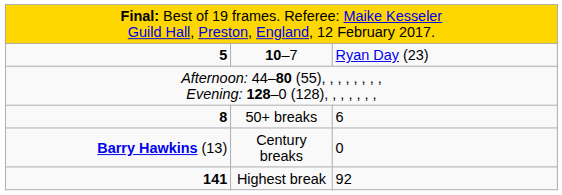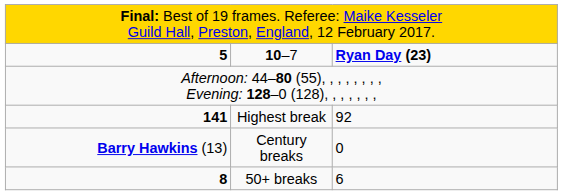(382, 55) normal -> (383, 55) bold
rows swapped: (281, 179) <-> (281, 117)
